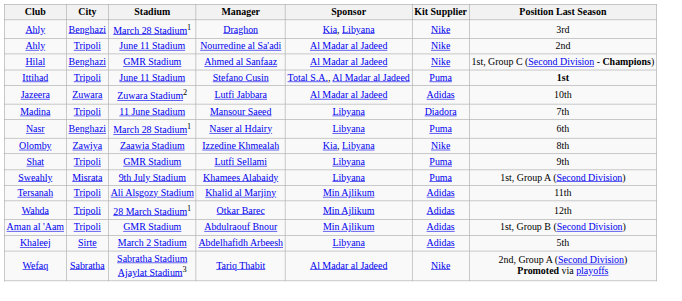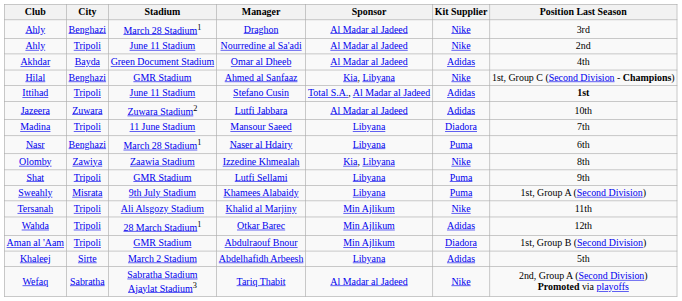(349, 29) Kia, Libyana -> (369, 29) Al Madar al Jadeed
+ row: (261, 62)
(349, 62) Al Madar al Jadeed -> (369, 77) Kia, Libyana
(441, 77) Puma -> (461, 93) Adidas
(441, 193) Adidas -> (461, 209) Nike
(441, 227) Adidas -> (461, 243) Diadora
